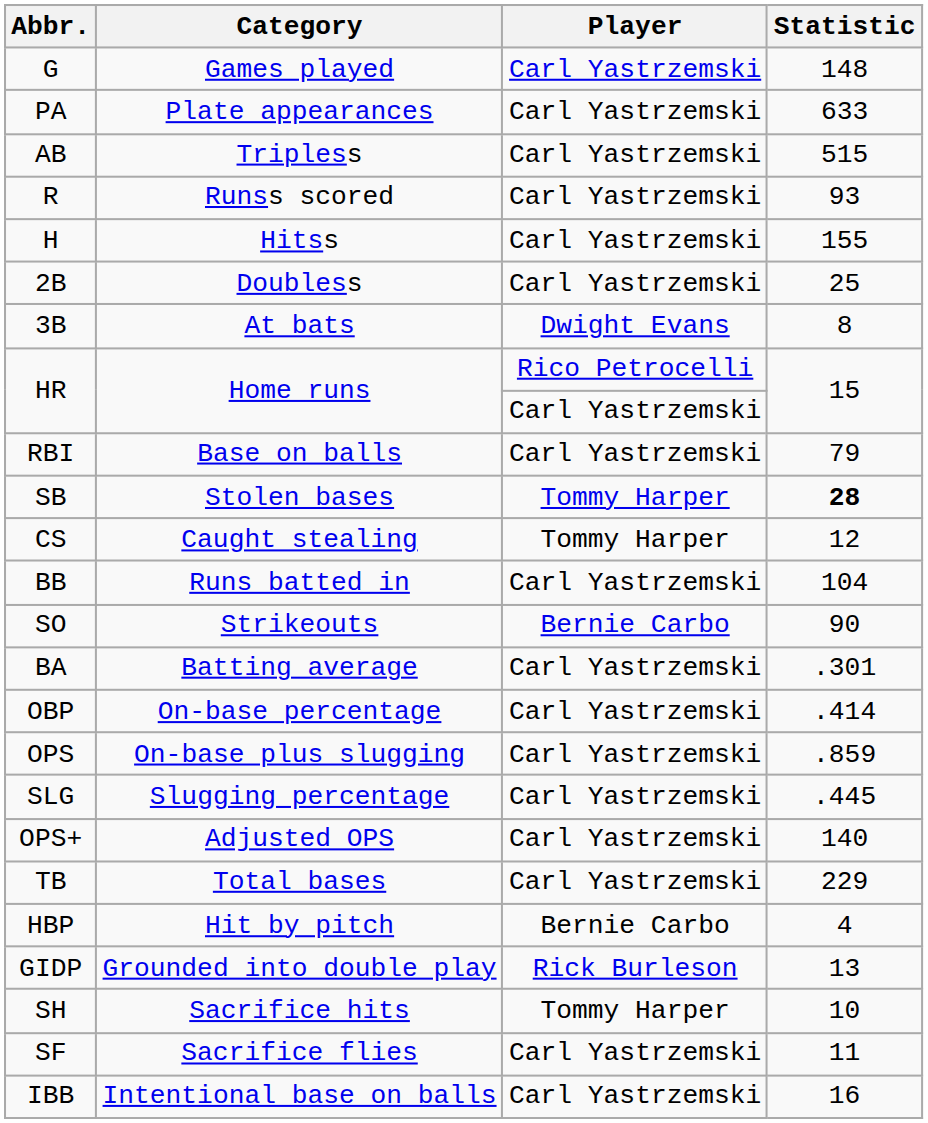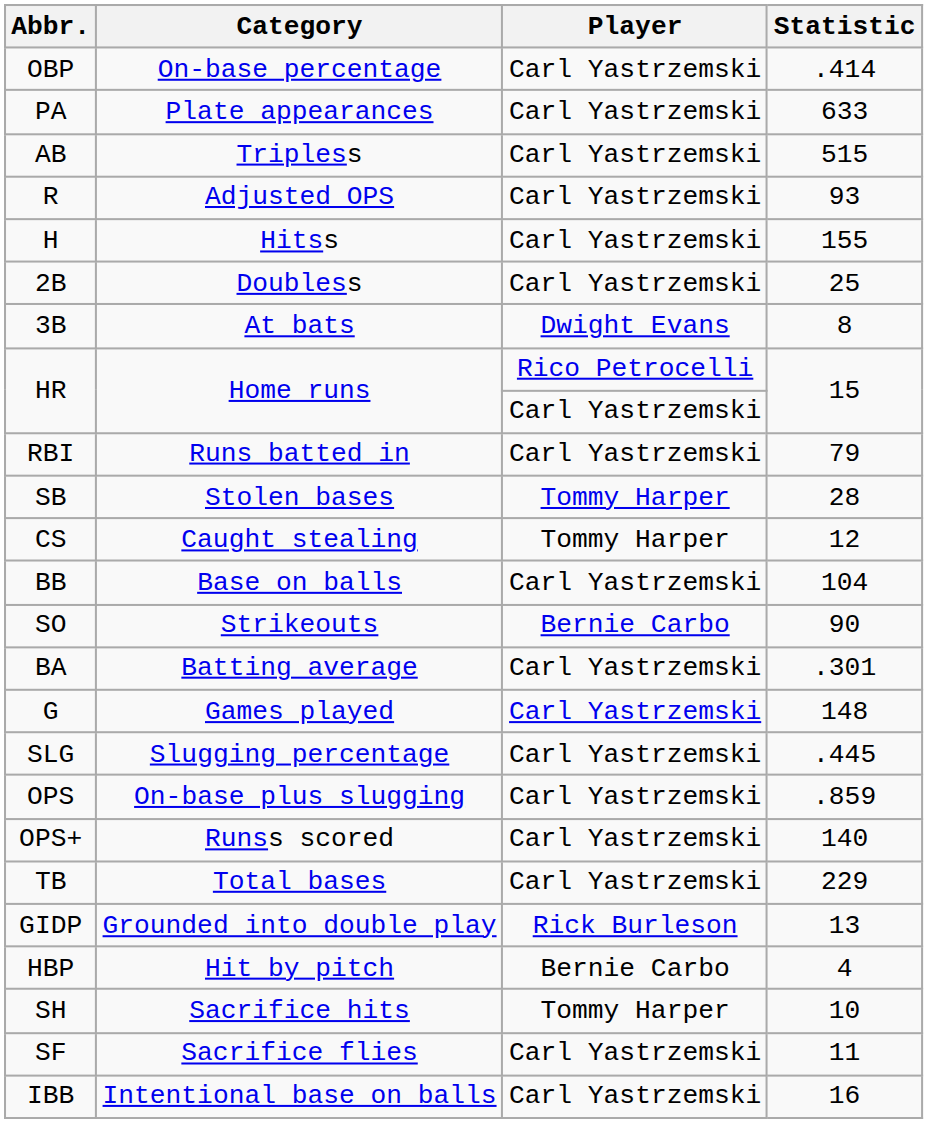rows swapped: (51, 69) <-> (51, 711)
(300, 198) Runss scored -> (300, 198) Adjusted OPS
(300, 454) Base on balls -> (300, 454) Runs batted in
(845, 497) bold -> (845, 497) normal
(300, 583) Runs batted in -> (300, 583) Base on balls
rows swapped: (51, 797) <-> (51, 754)
(300, 840) Adjusted OPS -> (300, 840) Runss scored
rows swapped: (51, 968) <-> (51, 925)
